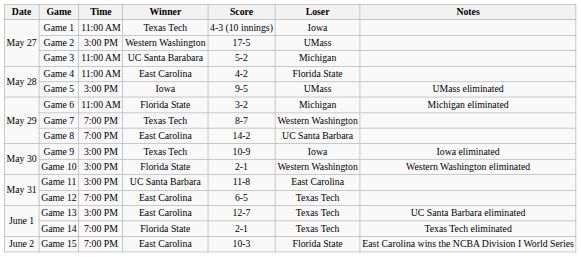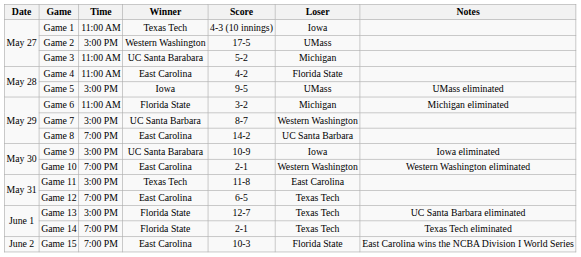(101, 120) 7:00 PM -> (101, 120) 3:00 PM
(165, 120) Texas Tech -> (165, 120) UC Santa Barbara
(165, 151) Texas Tech -> (165, 151) UC Santa Barabara
(101, 167) 3:00 PM -> (101, 167) 7:00 PM
(165, 167) Florida State -> (165, 167) East Carolina
(165, 182) UC Santa Barbara -> (165, 182) Texas Tech
(165, 213) East Carolina -> (165, 213) Florida State
